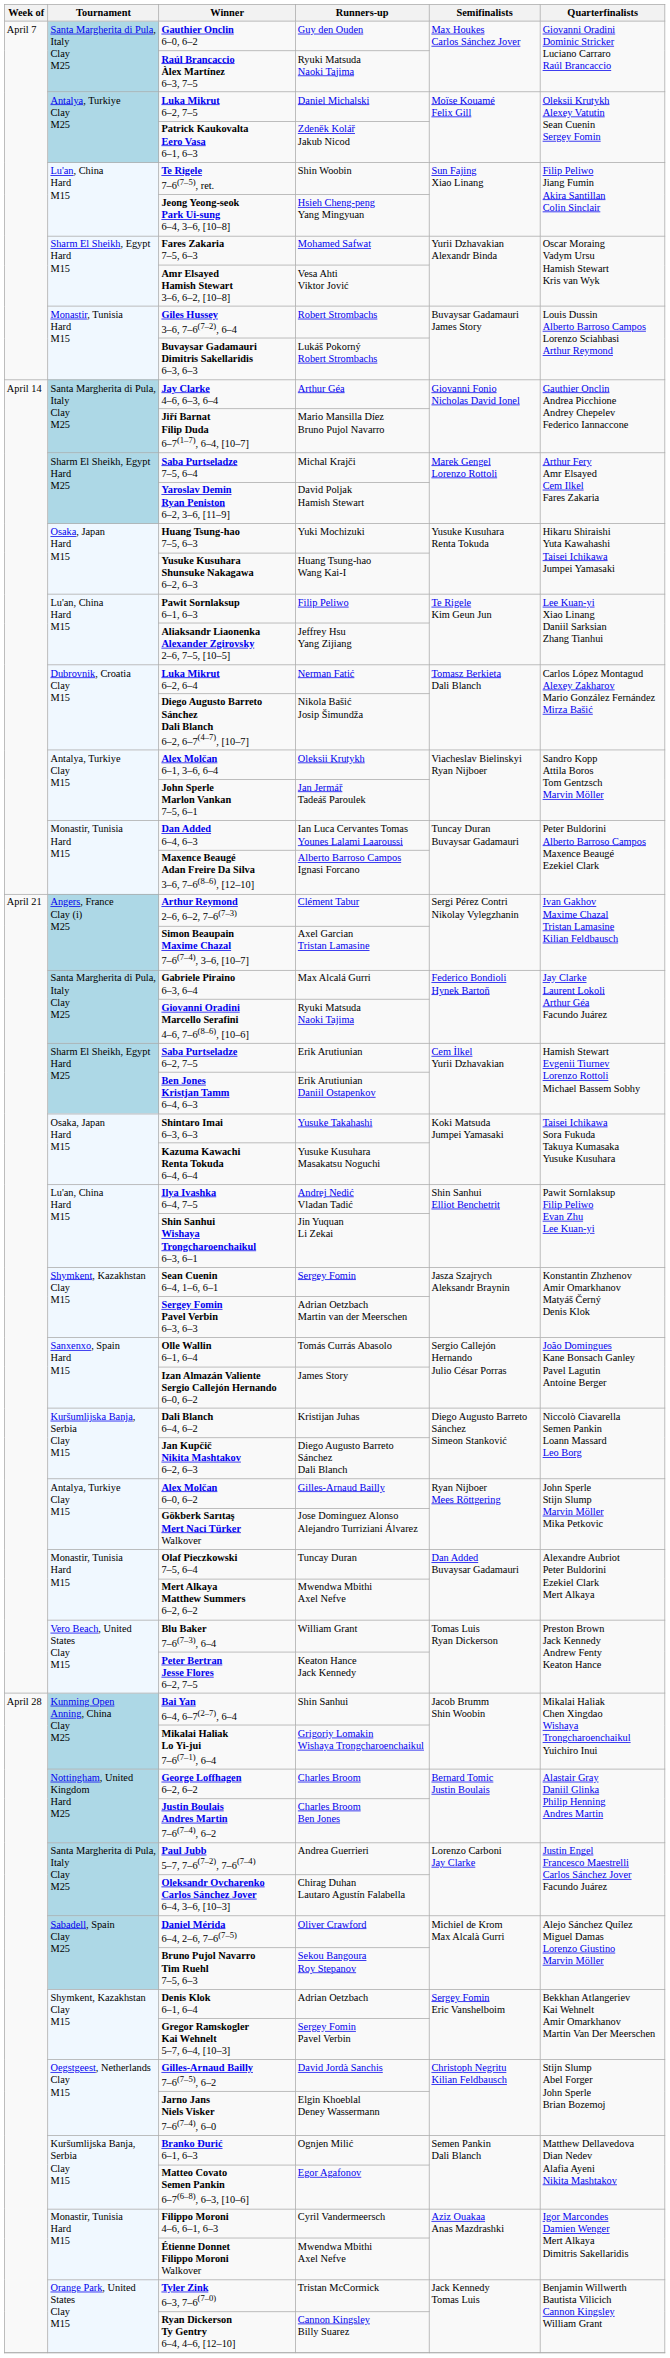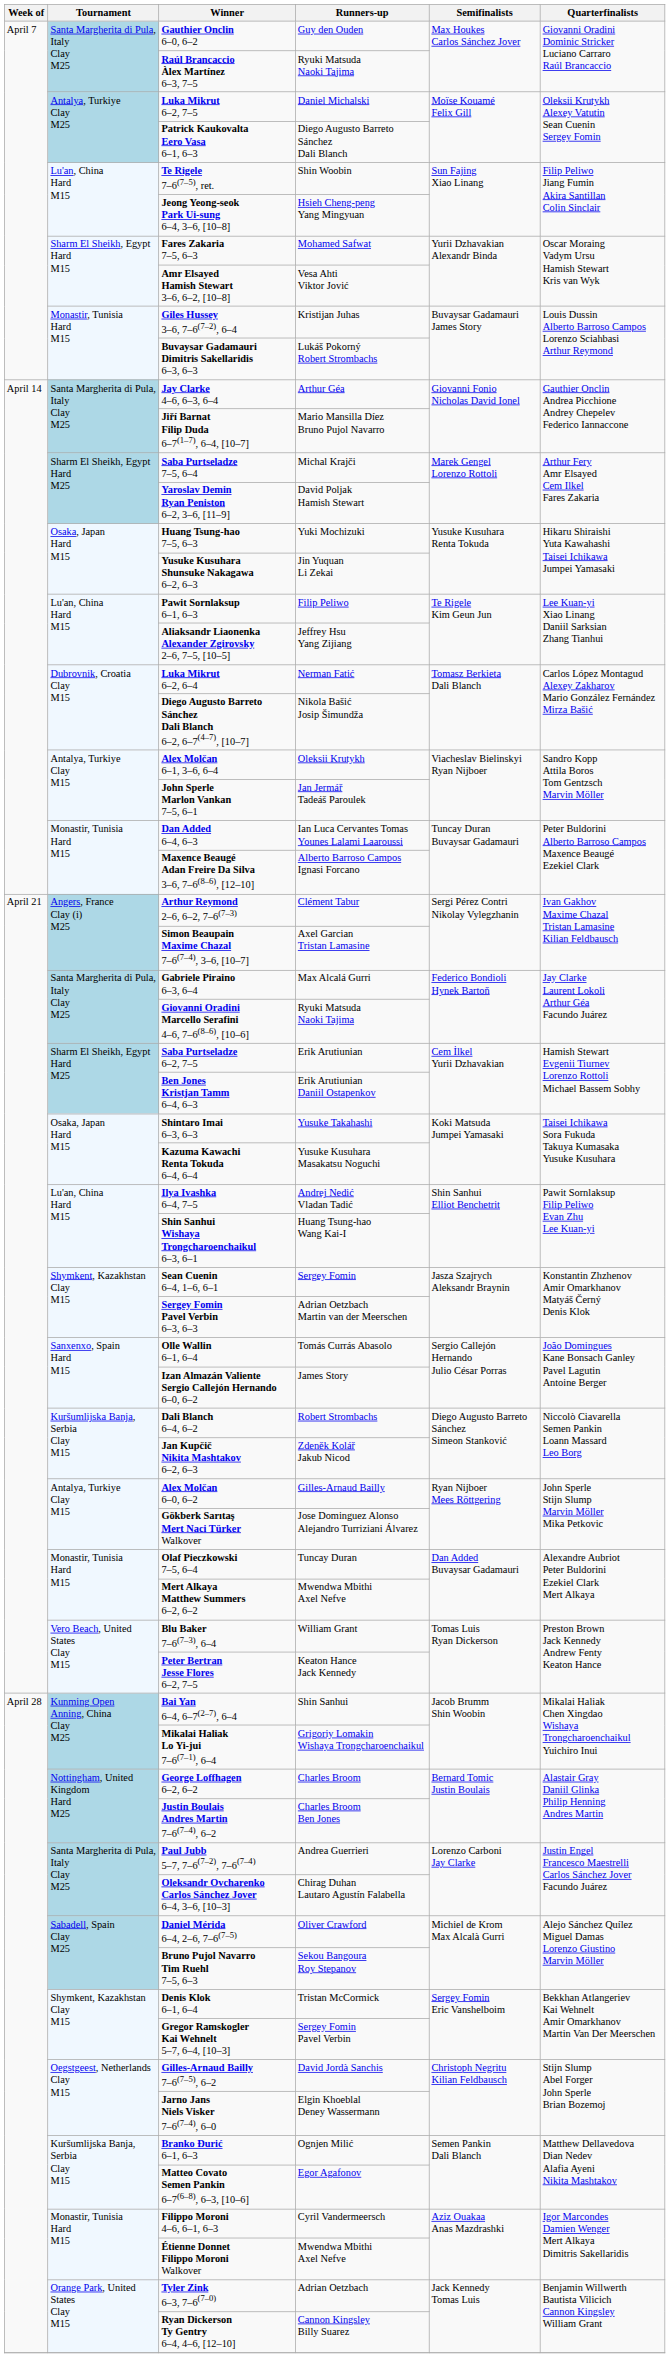(326, 135) Zdeněk Kolář Jakub Nicod -> (346, 141) Diego Augusto Barreto Sánchez Dali Blanch
(338, 314) Robert Strombachs -> (329, 314) Kristijan Juhas
(335, 567) Huang Tsung-hao Wang Kai-I -> (321, 567) Jin Yuquan Li Zekai
(321, 1227) Jin Yuquan Li Zekai -> (335, 1227) Huang Tsung-hao Wang Kai-I
(329, 1416) Kristijan Juhas -> (338, 1416) Robert Strombachs
(346, 1457) Diego Augusto Barreto Sánchez Dali Blanch -> (326, 1451) Zdeněk Kolář Jakub Nicod
(333, 1997) Adrian Oetzbach -> (339, 1997) Tristan McCormick
(339, 2287) Tristan McCormick -> (333, 2287) Adrian Oetzbach
